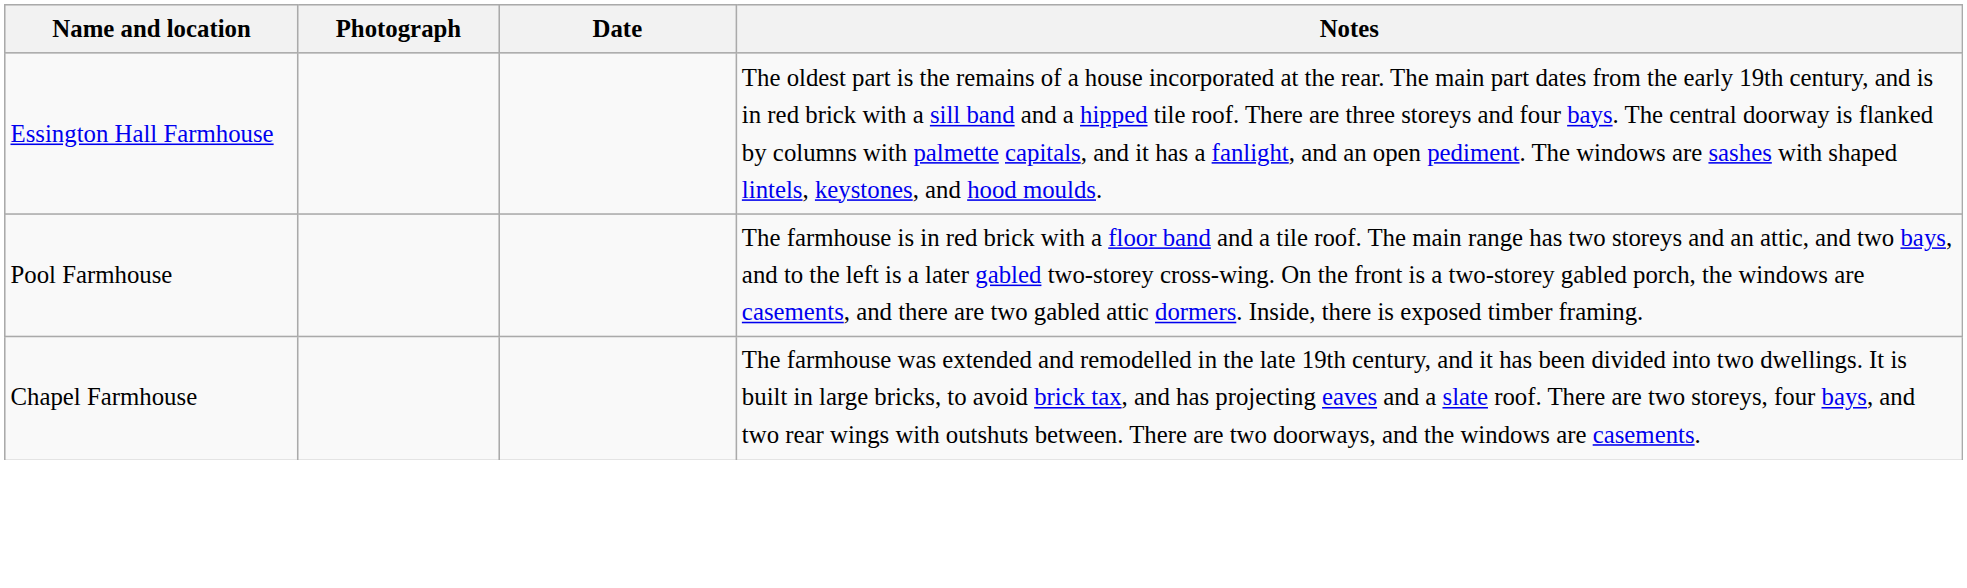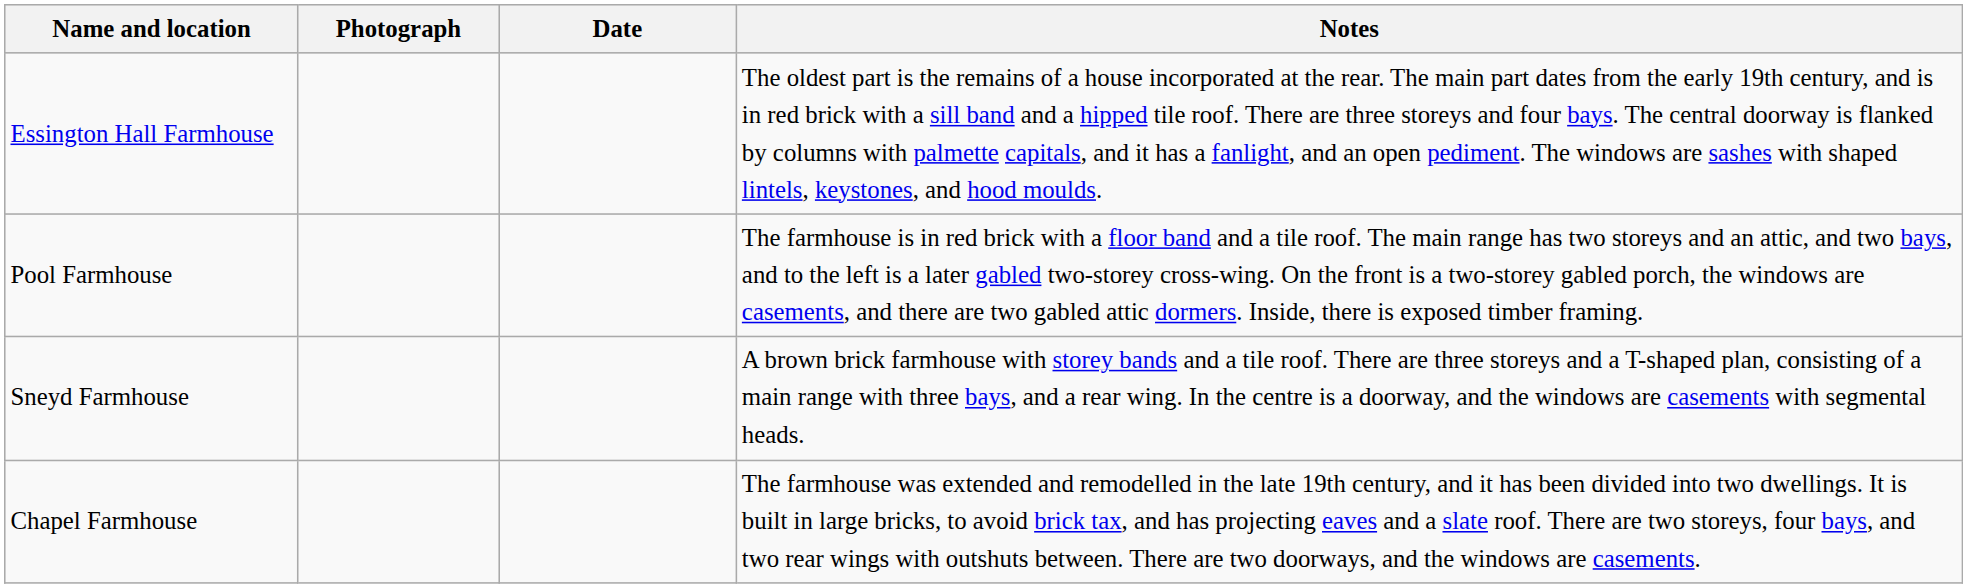+ row: (100, 397)
